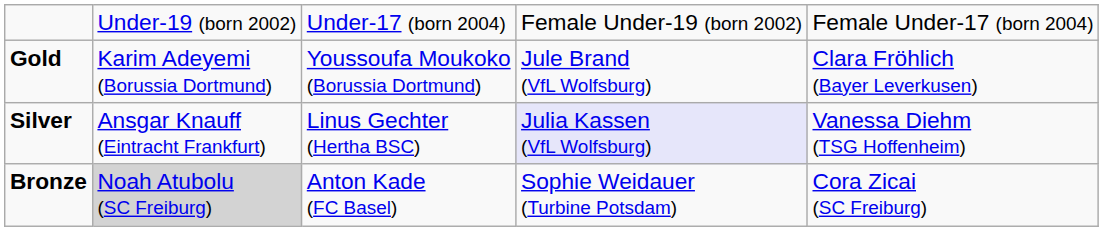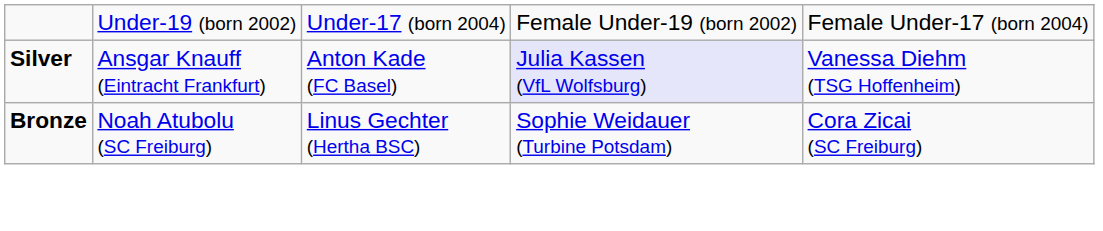- row: (36, 58)
(378, 132) Linus Gechter (Hertha BSC) -> (366, 71) Anton Kade (FC Basel)
(166, 194) lightgrey background -> (166, 132) no background
(366, 194) Anton Kade (FC Basel) -> (378, 132) Linus Gechter (Hertha BSC)
